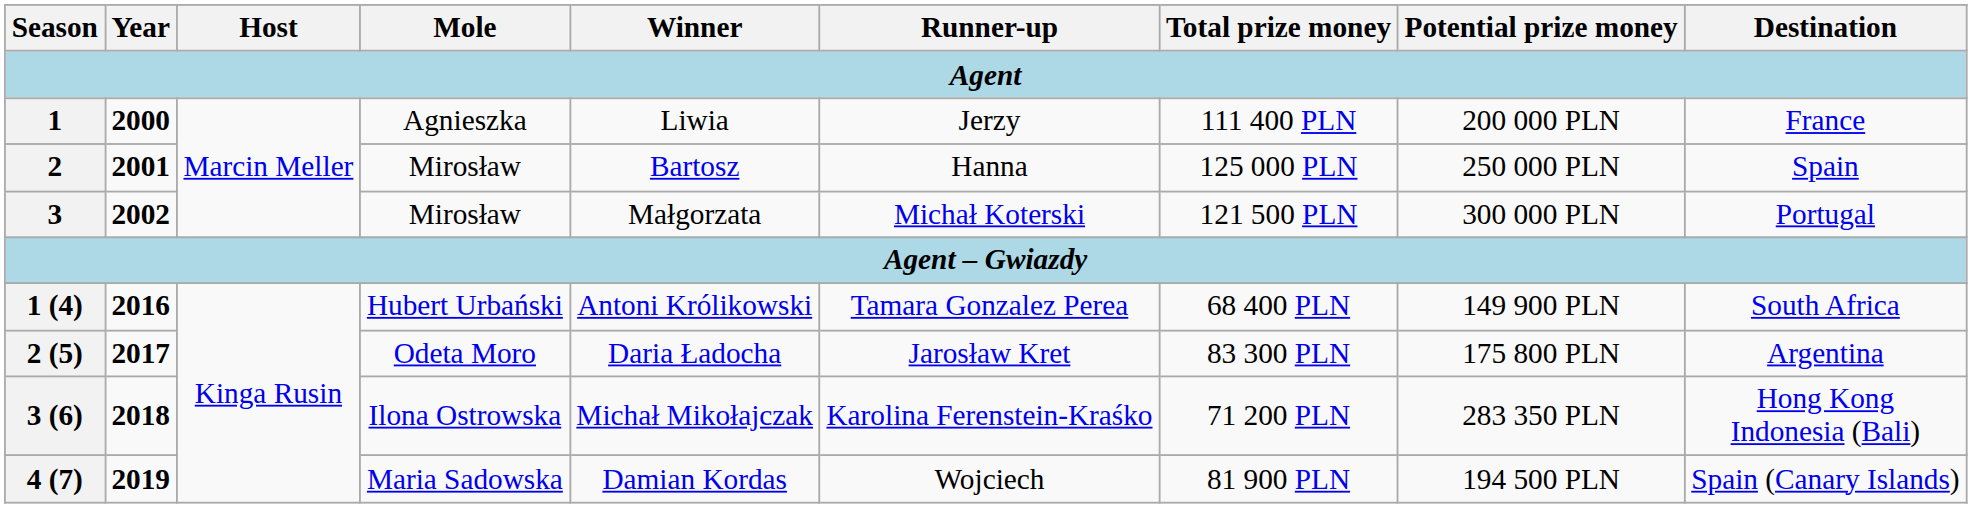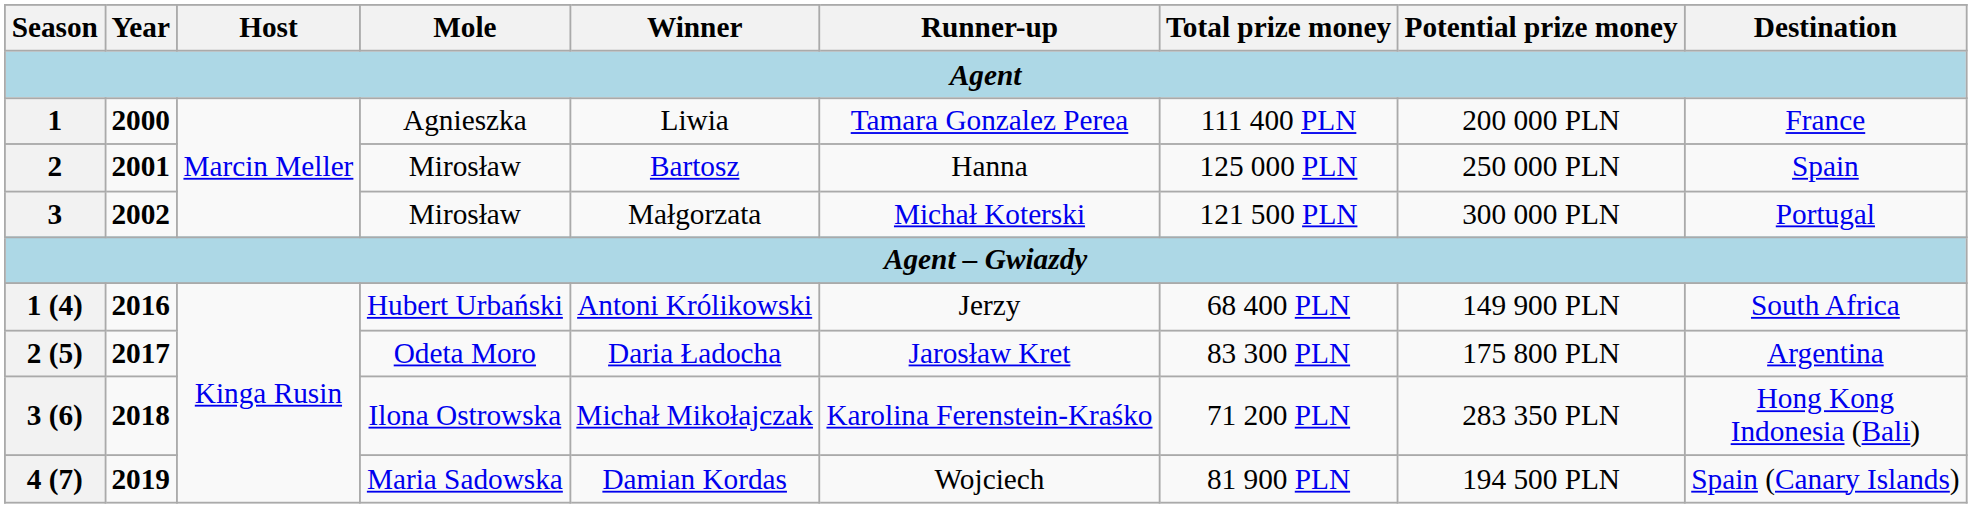(989, 120) Jerzy -> (989, 120) Tamara Gonzalez Perea
(989, 306) Tamara Gonzalez Perea -> (989, 306) Jerzy
